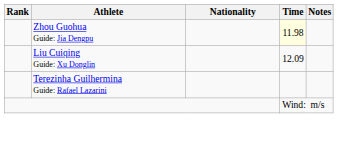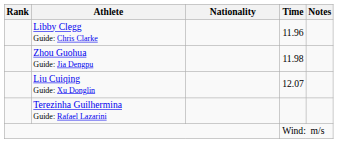+ row: (66, 32)
(293, 32) lightyellow background -> (293, 58) no background
(293, 58) 12.09 -> (293, 84) 12.07
